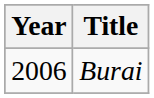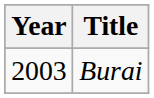(39, 70) 2006 -> (39, 70) 2003
